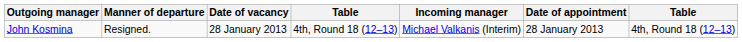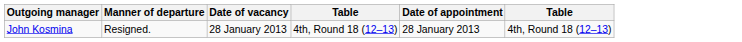- column: (462, 12)
